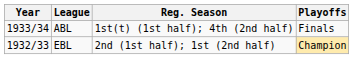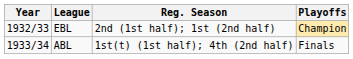rows swapped: (63, 45) <-> (63, 29)
